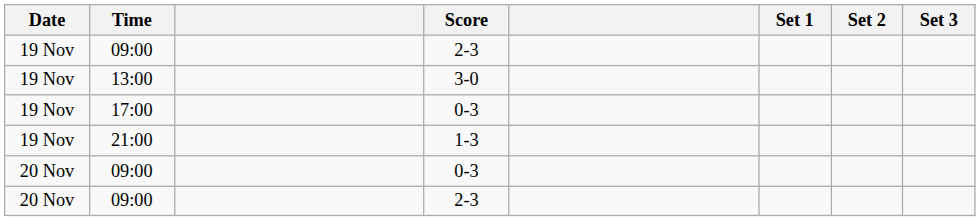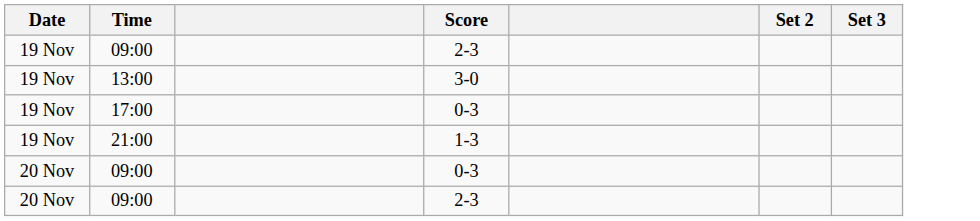- column: (795, 19)
